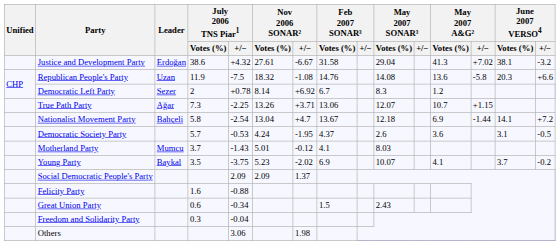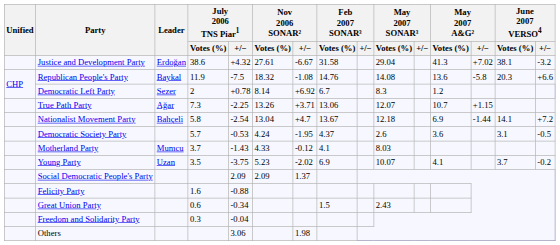(166, 77) Uzan -> (169, 77) Baykal
(262, 148) 5.01 -> (262, 148) 4.33
(169, 162) Baykal -> (166, 162) Uzan
